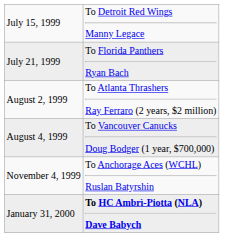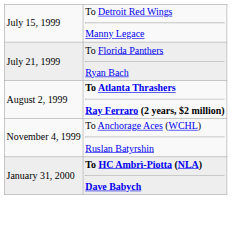(151, 99) normal -> (155, 99) bold
- row: (37, 137)
